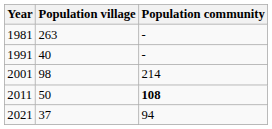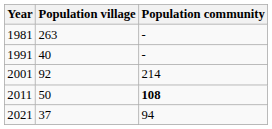(45, 74) 98 -> (45, 74) 92
